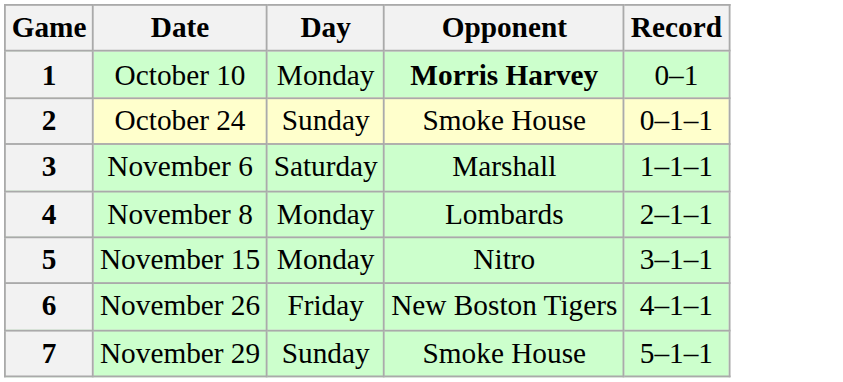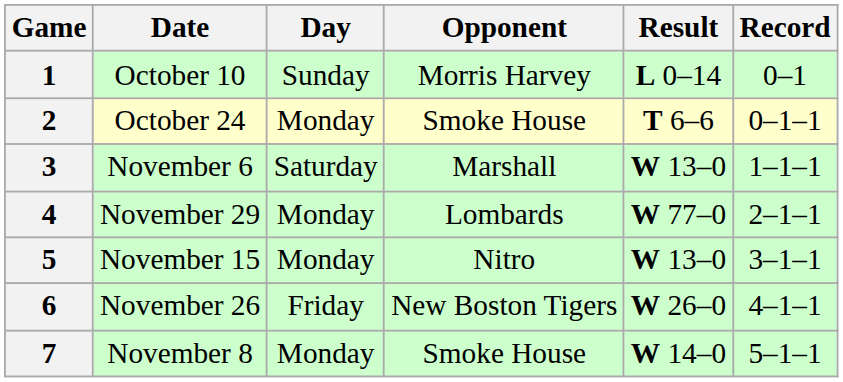+ column: (678, 27)
(326, 74) Monday -> (326, 74) Sunday
(504, 74) bold -> (504, 74) normal
(326, 120) Sunday -> (326, 120) Monday
(180, 213) November 8 -> (180, 213) November 29
(180, 352) November 29 -> (180, 352) November 8
(326, 352) Sunday -> (326, 352) Monday
